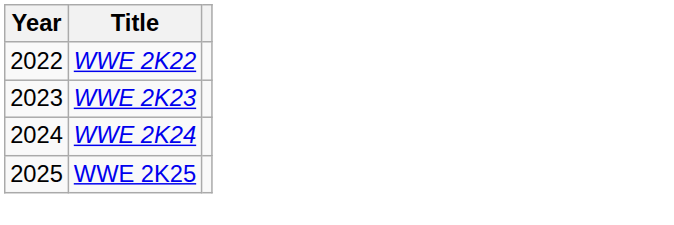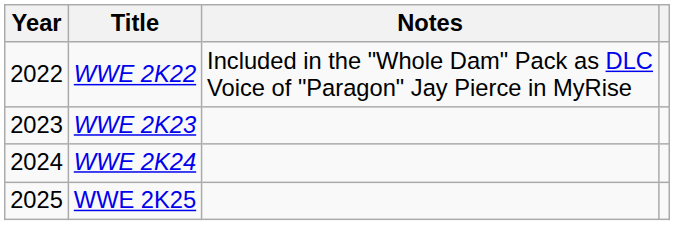+ column: (430, 23)
